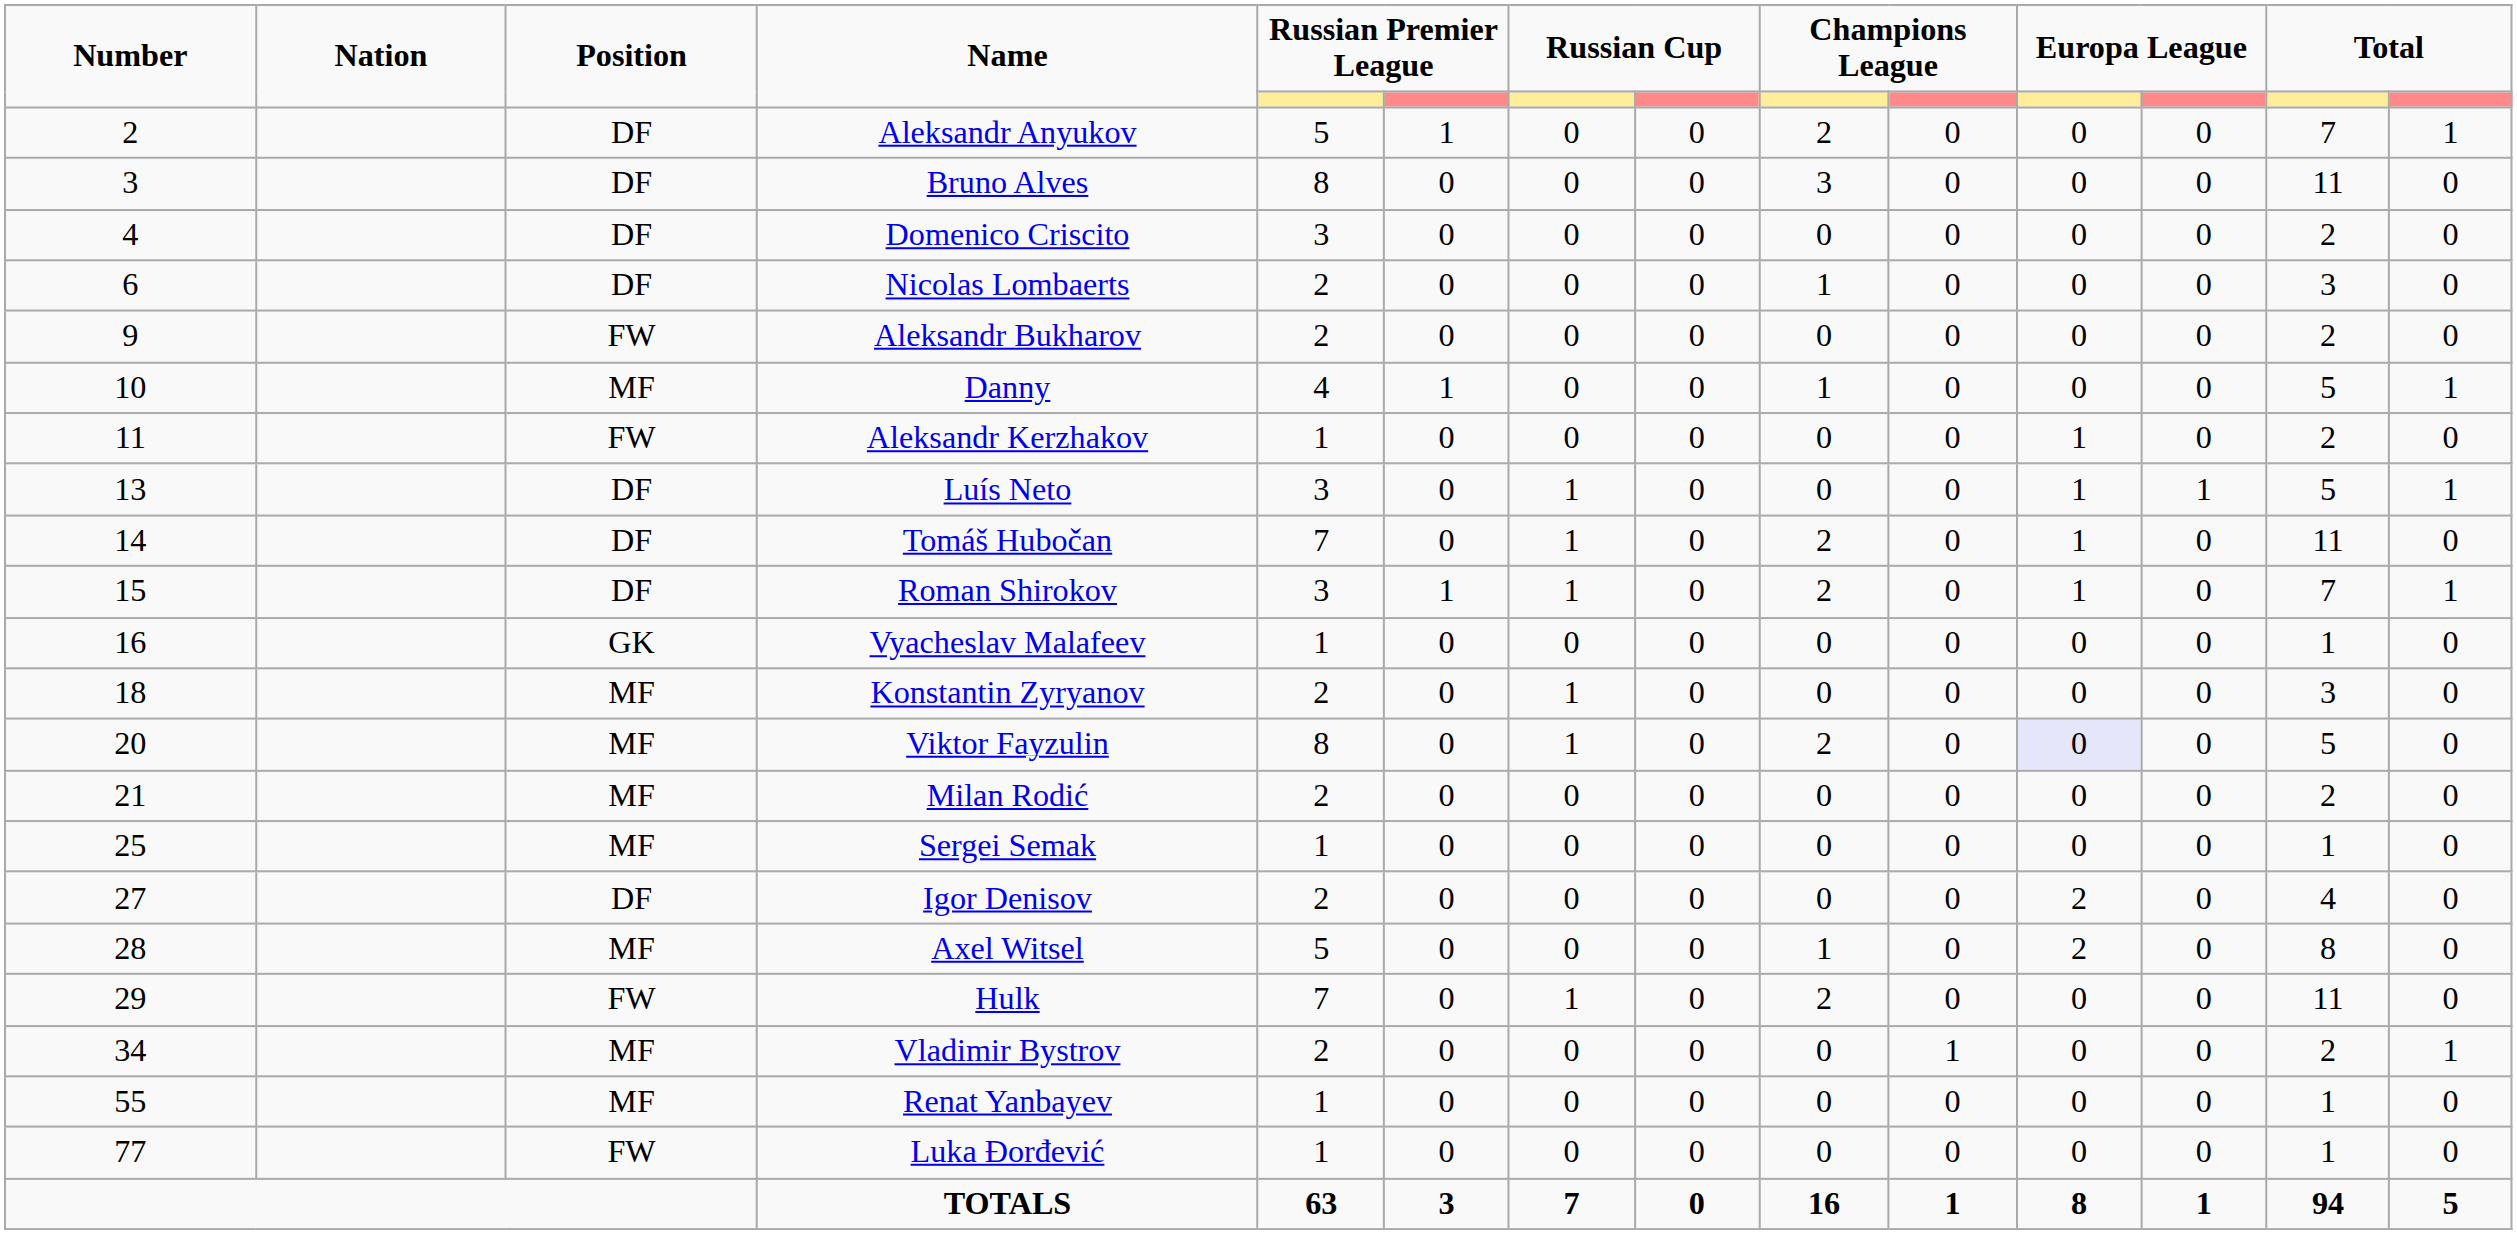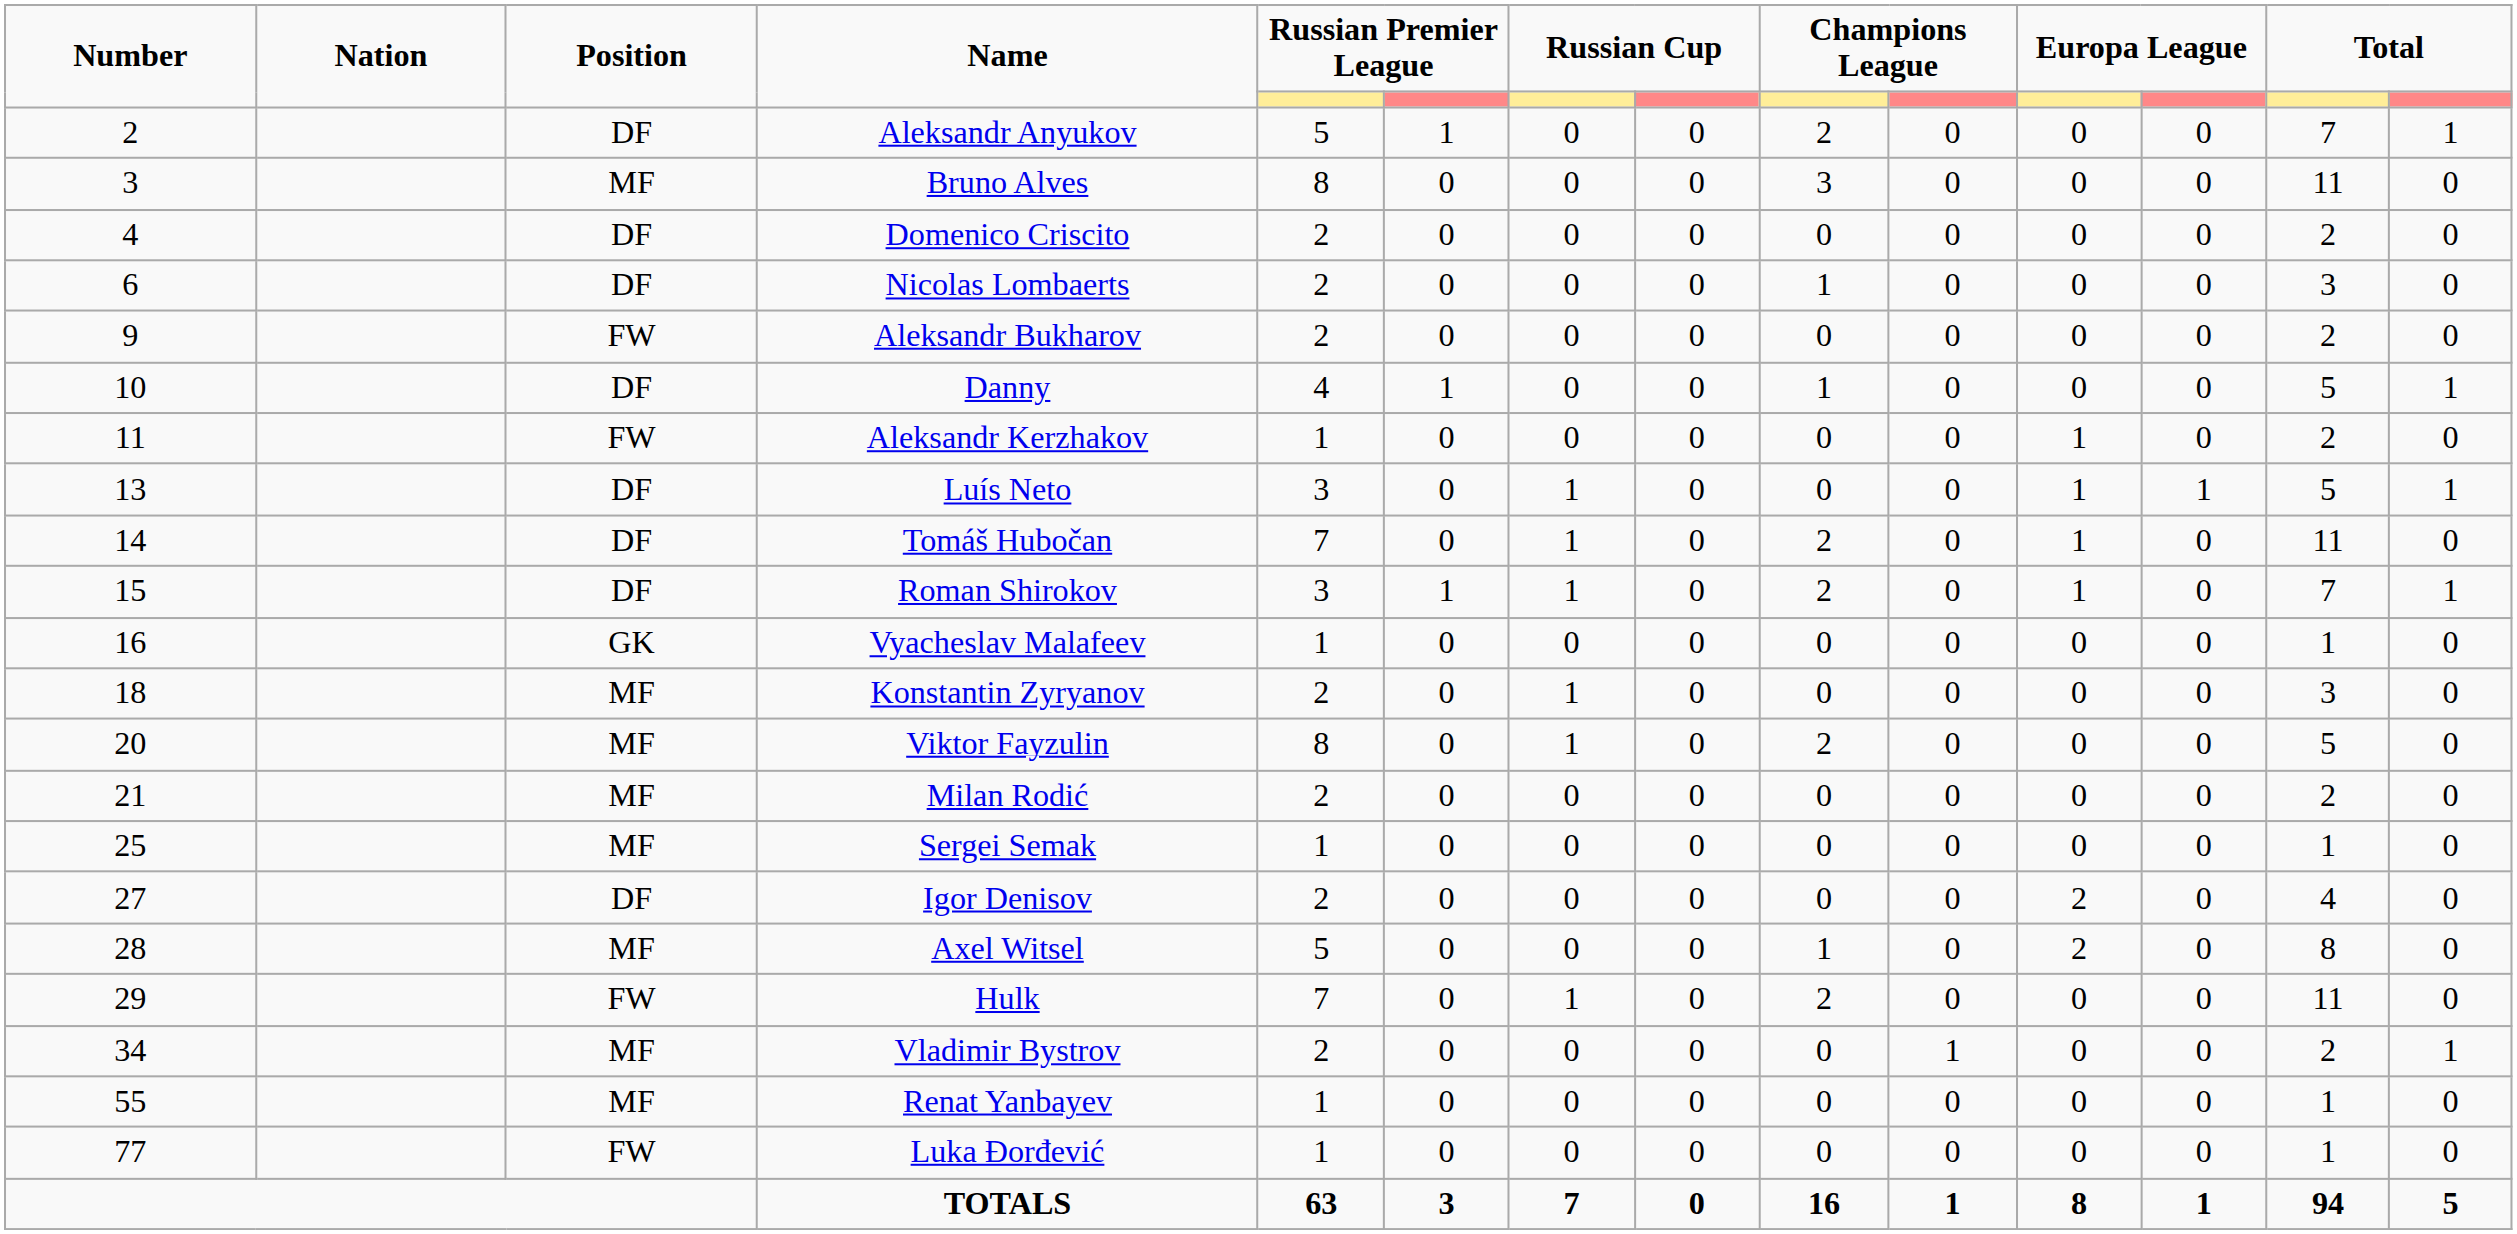(632, 183) DF -> (632, 183) MF
(1321, 234) 3 -> (1321, 234) 2
(632, 387) MF -> (632, 387) DF
(2079, 744) lavender background -> (2079, 744) no background
